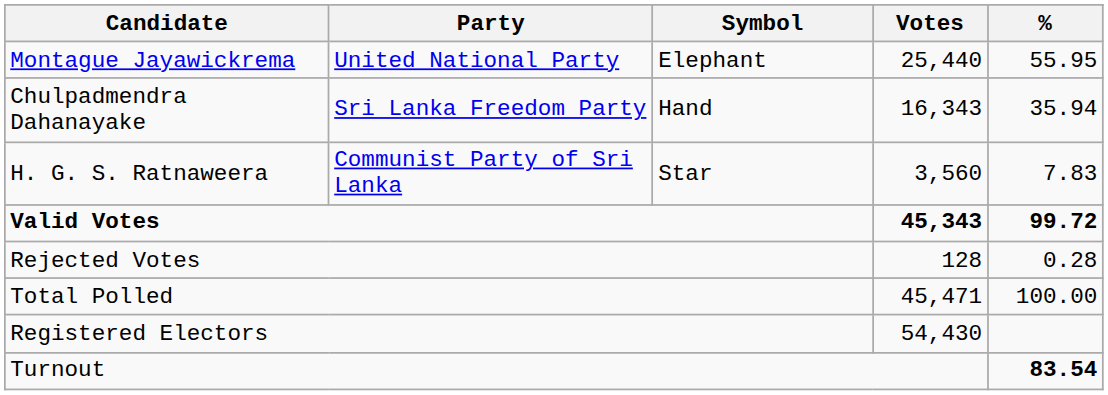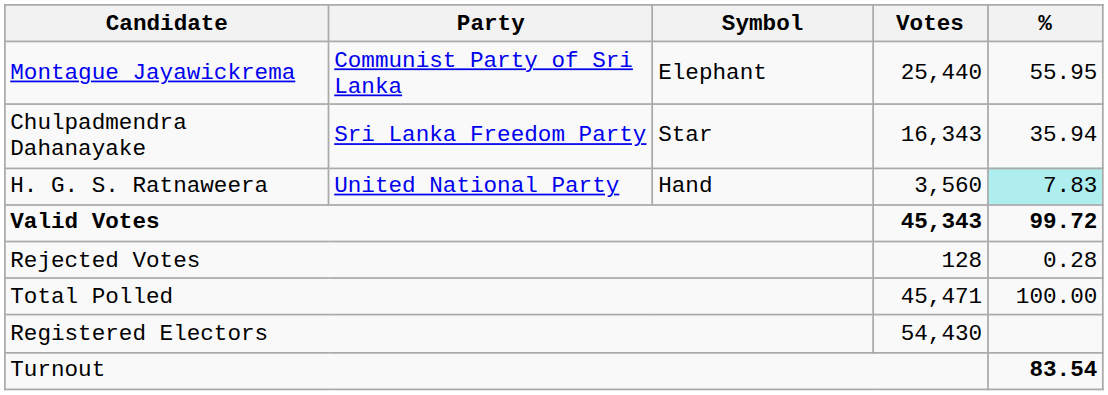(477, 60) United National Party -> (484, 73) Communist Party of Sri Lanka
(685, 110) Hand -> (685, 136) Star
(484, 173) Communist Party of Sri Lanka -> (477, 186) United National Party
(685, 173) Star -> (685, 186) Hand
(1070, 173) no background -> (1070, 186) paleturquoise background
